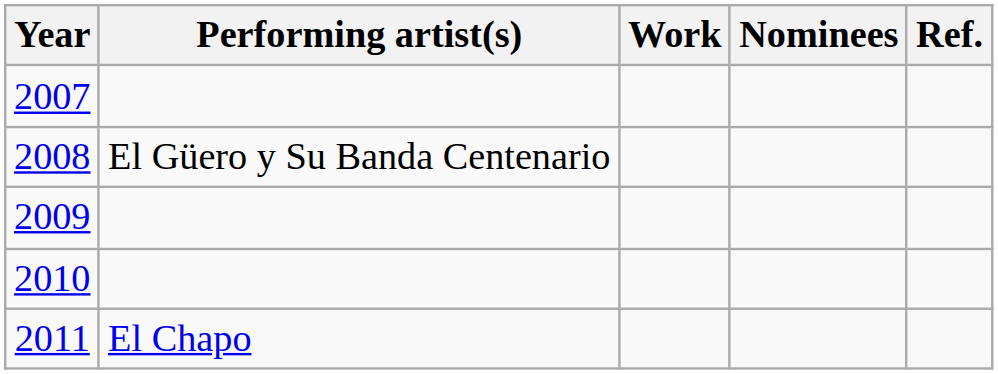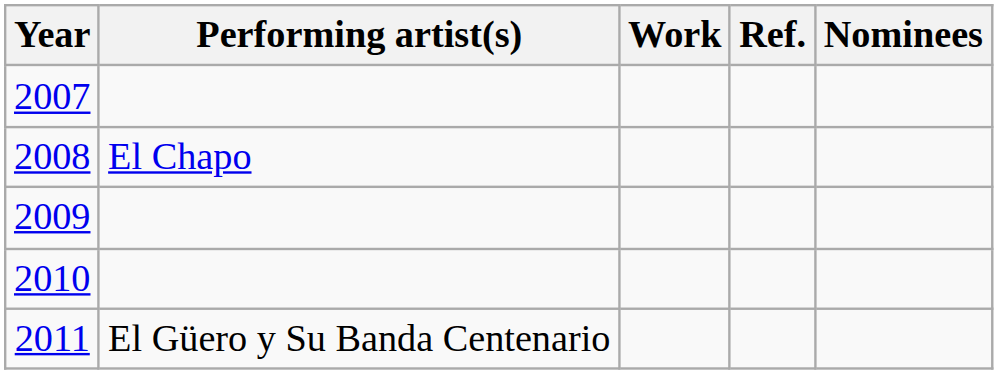columns swapped: (819, 34) <-> (950, 34)
(359, 156) El Güero y Su Banda Centenario -> (180, 156) El Chapo
(180, 338) El Chapo -> (359, 338) El Güero y Su Banda Centenario
